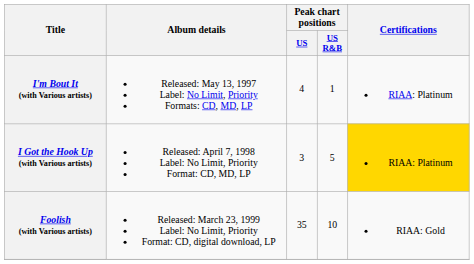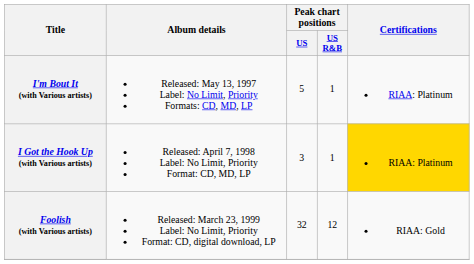(302, 89) 4 -> (302, 89) 5
(332, 157) 5 -> (332, 157) 1
(302, 225) 35 -> (302, 225) 32
(332, 225) 10 -> (332, 225) 12
